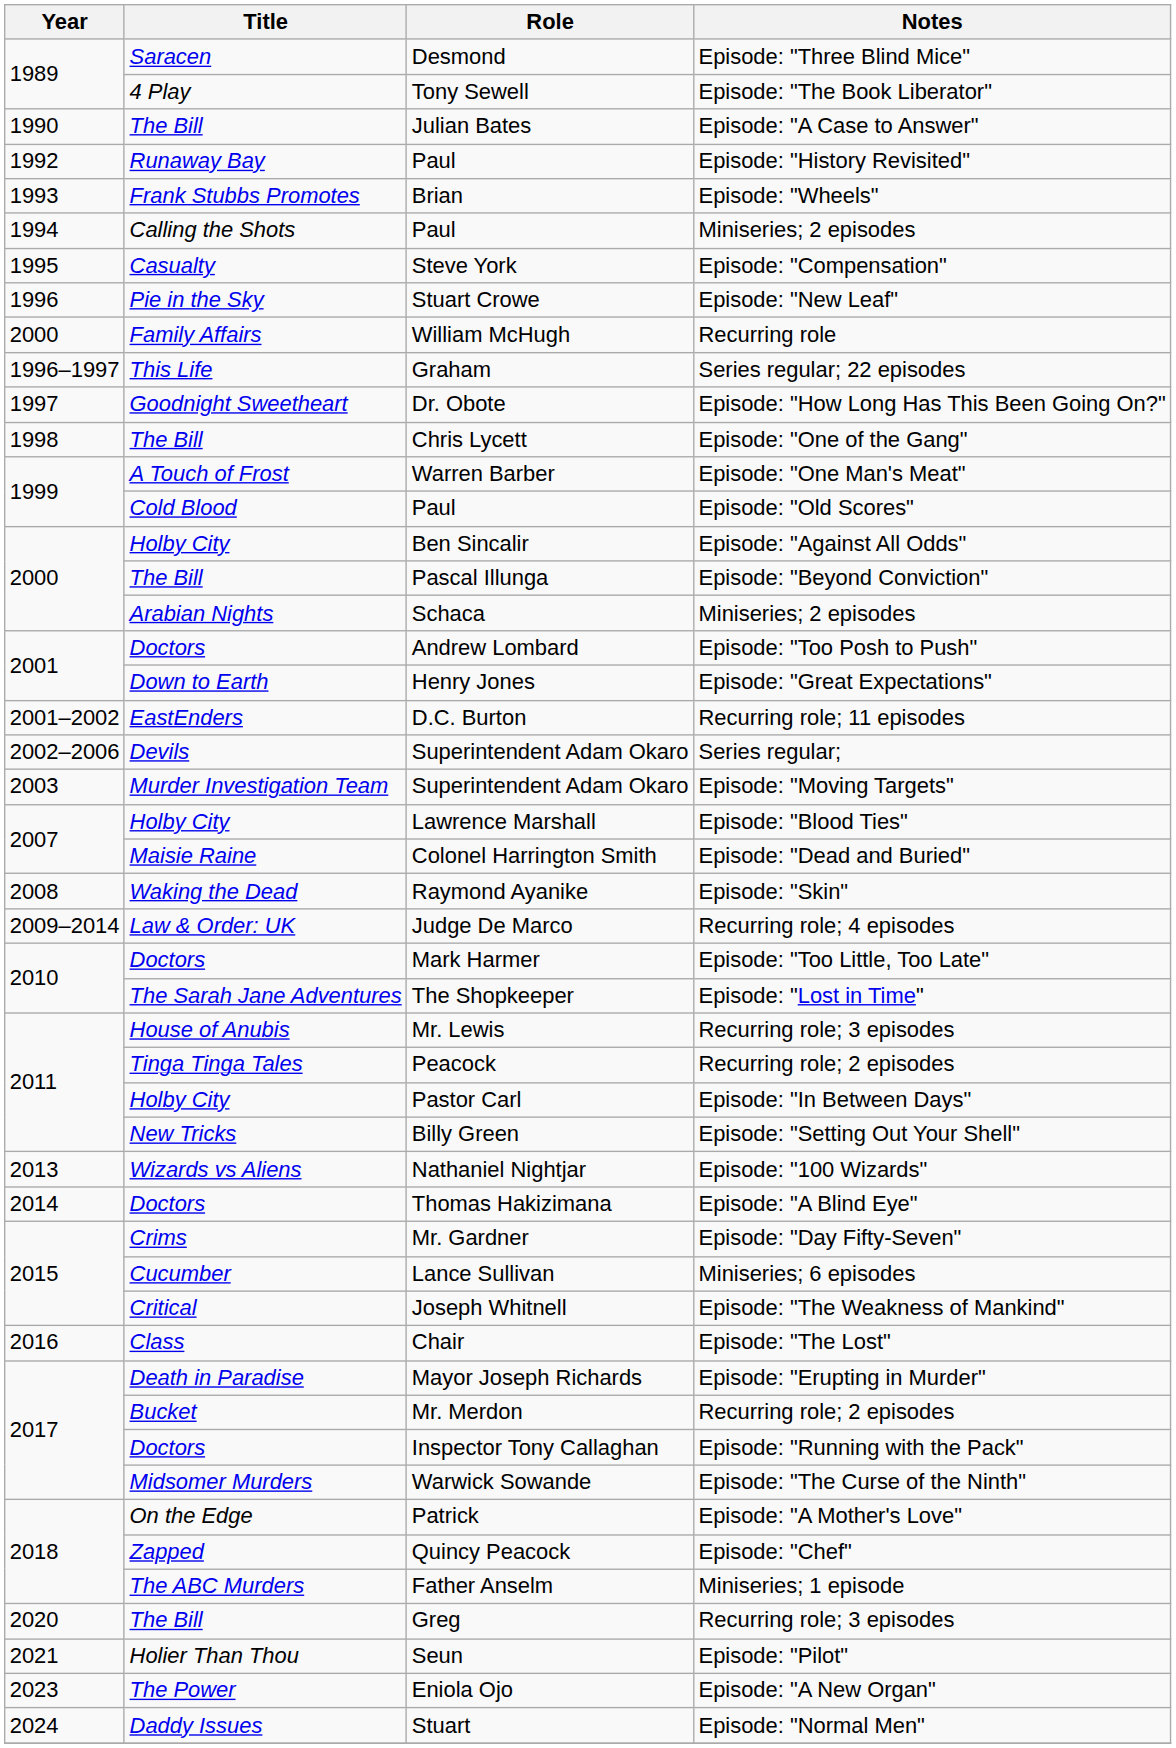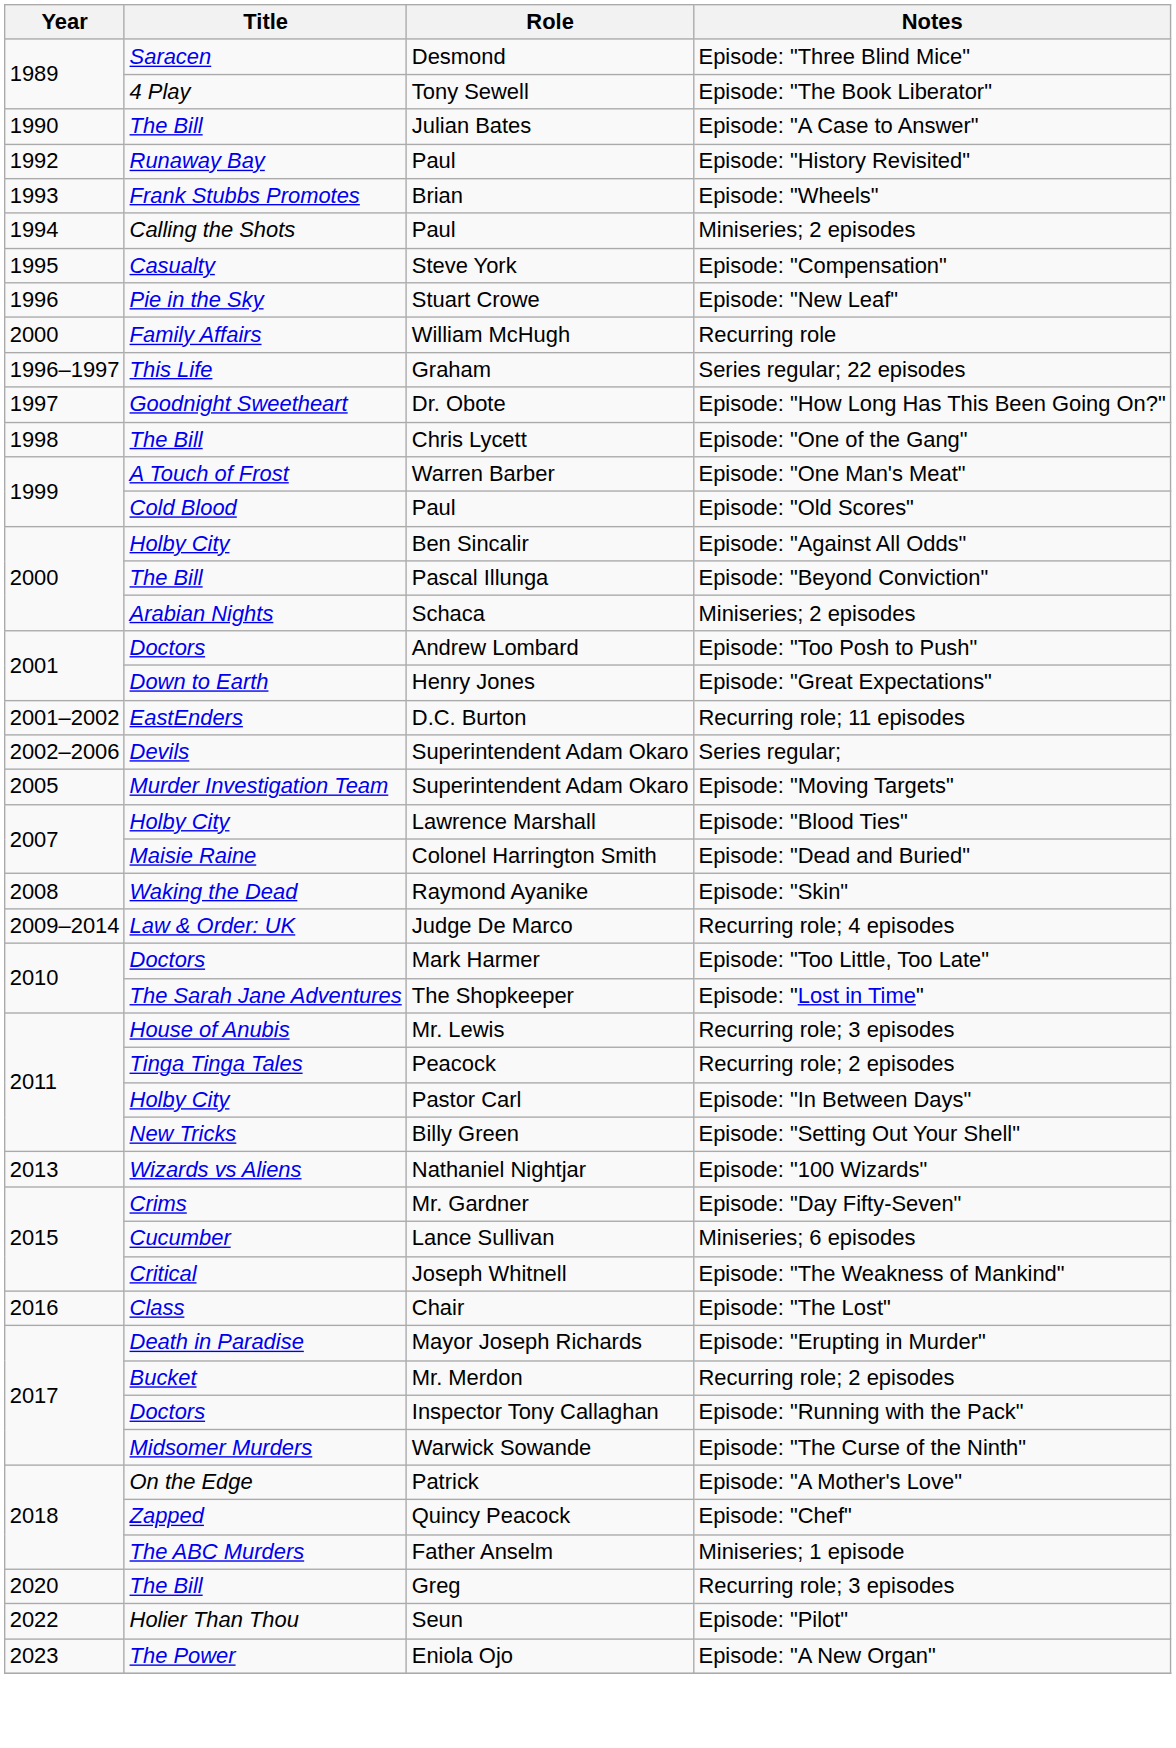(34, 786) 2003 -> (34, 786) 2005
- row: (512, 1203)
(34, 1655) 2021 -> (34, 1621) 2022
- row: (441, 1725)
